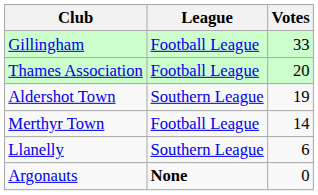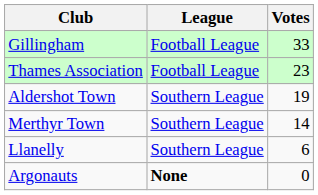(301, 70) 20 -> (301, 70) 23
(205, 123) Football League -> (207, 123) Southern League
